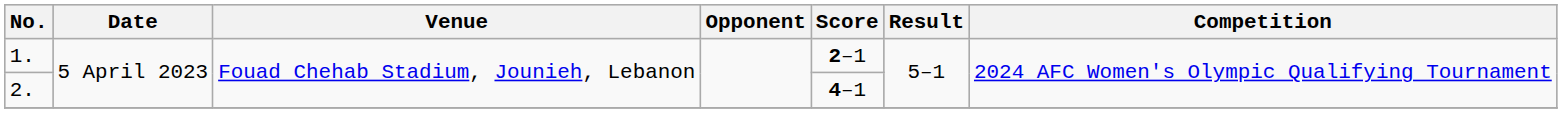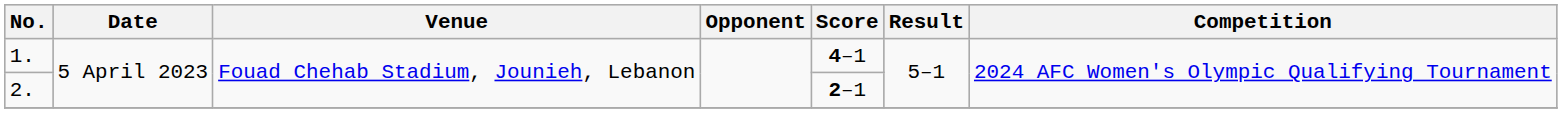(847, 56) 2–1 -> (847, 56) 4–1
(847, 90) 4–1 -> (847, 90) 2–1
